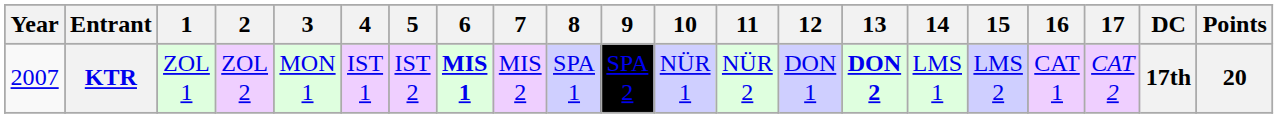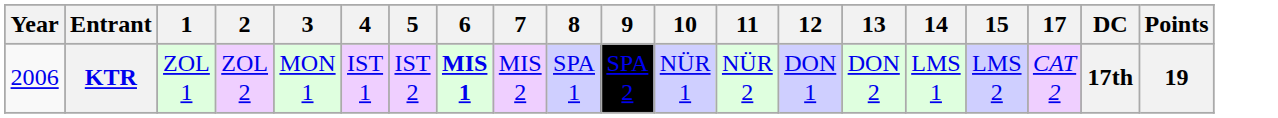- column: (1057, 23)
(35, 77) 2007 -> (35, 77) 2006
(874, 77) bold -> (874, 77) normal
(1235, 77) 20 -> (1177, 77) 19
